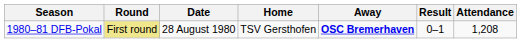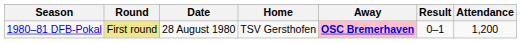(368, 29) no background -> (368, 29) pink background
(485, 29) 1,208 -> (485, 29) 1,200
